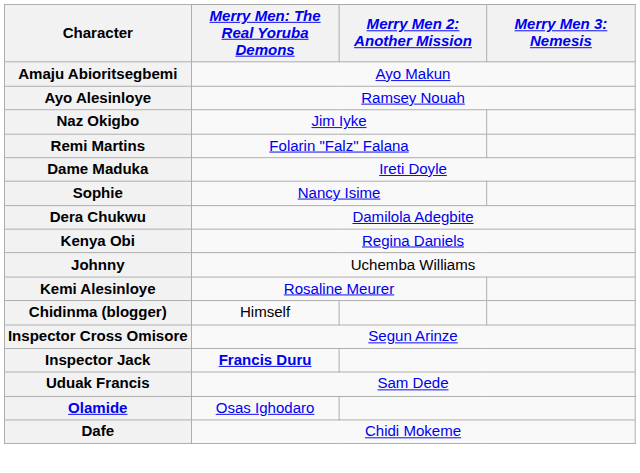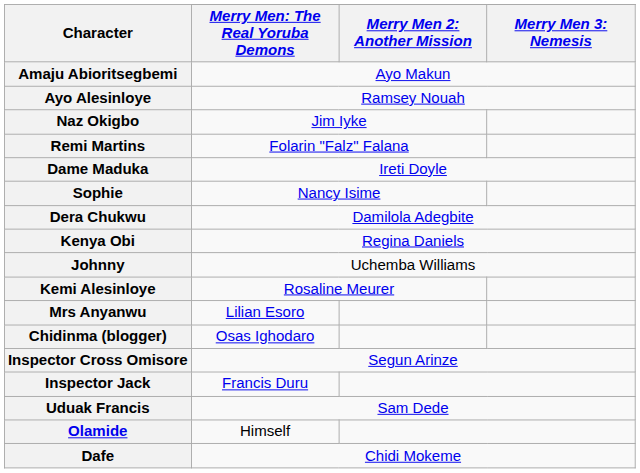+ row: (98, 312)
(265, 312) Himself -> (265, 336) Osas Ighodaro
(265, 360) bold -> (265, 384) normal
(265, 408) Osas Ighodaro -> (265, 431) Himself
